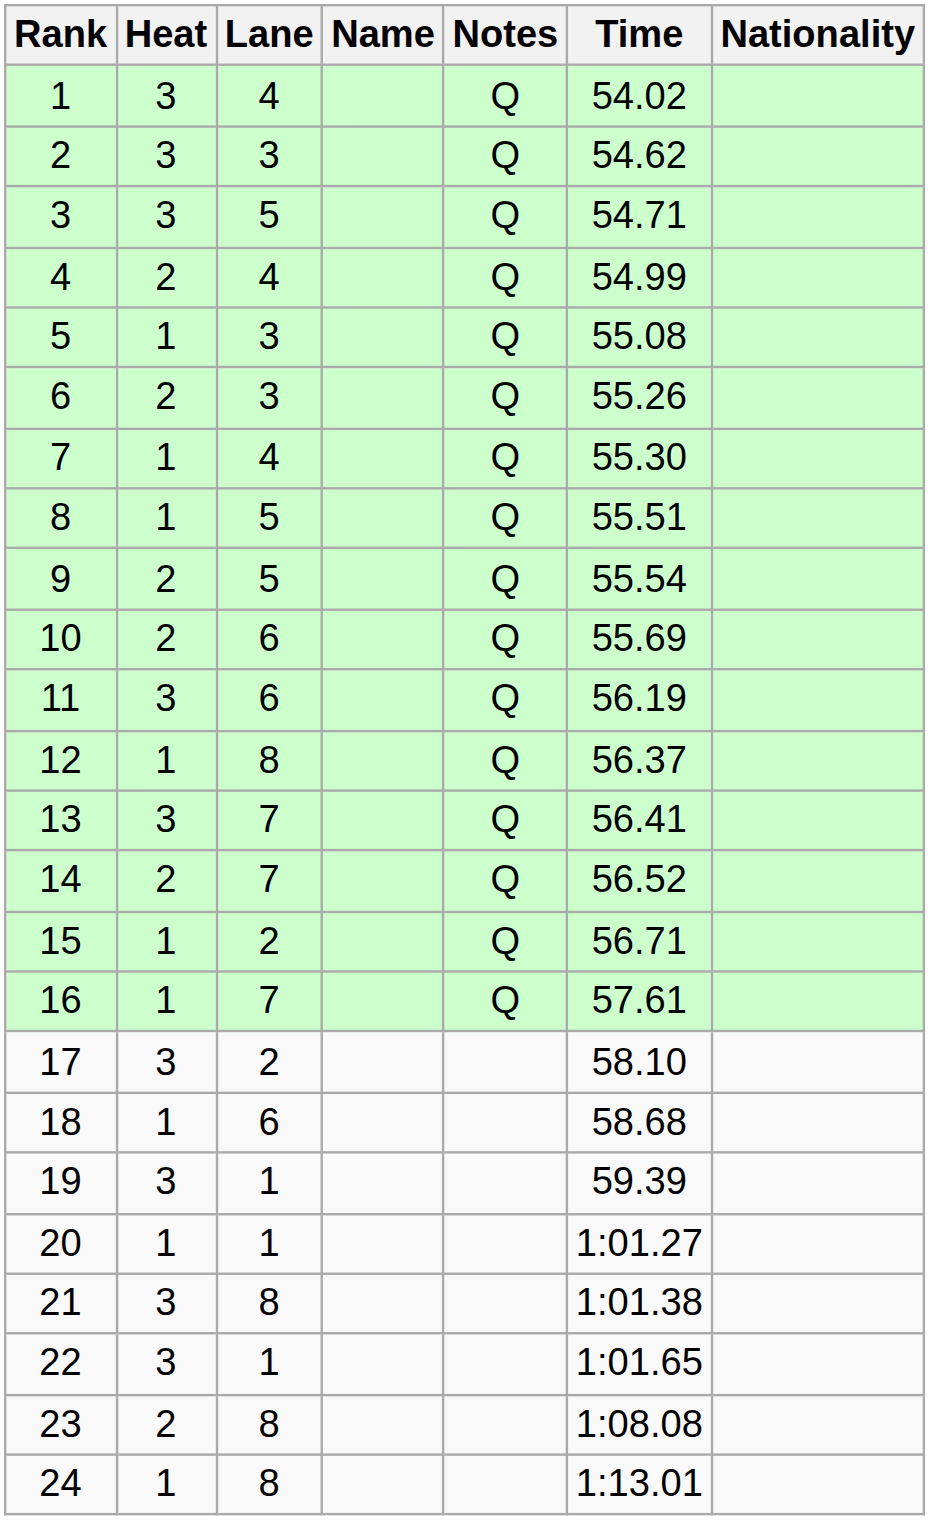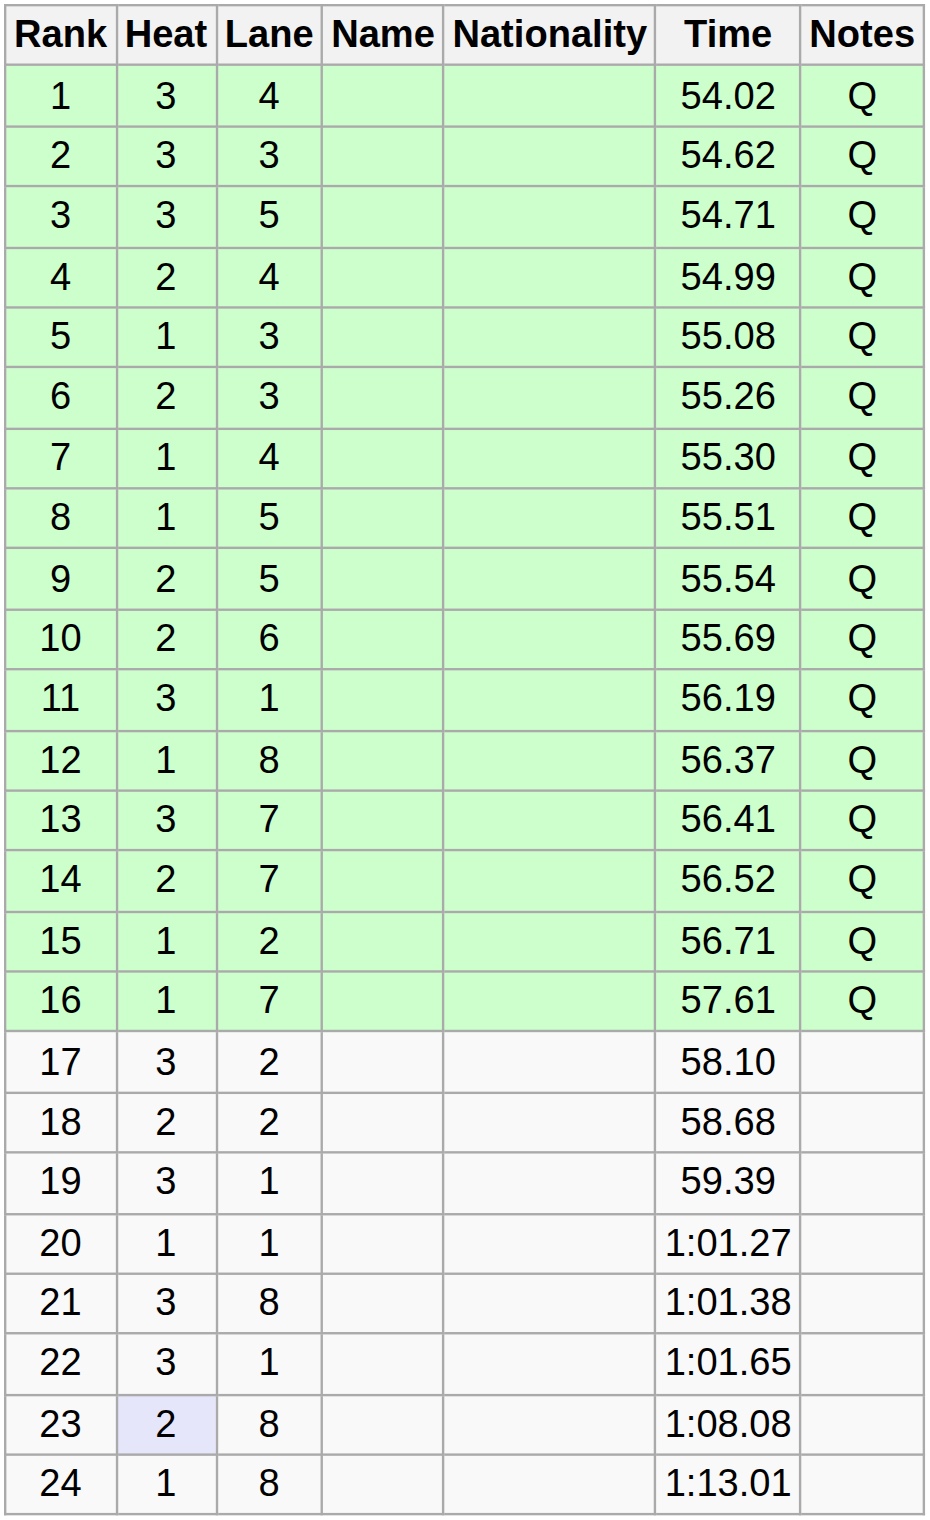columns swapped: (818, 34) <-> (505, 34)
(269, 699) 6 -> (269, 699) 1
(166, 1121) 1 -> (166, 1121) 2
(269, 1121) 6 -> (269, 1121) 2
(166, 1423) no background -> (166, 1423) lavender background
